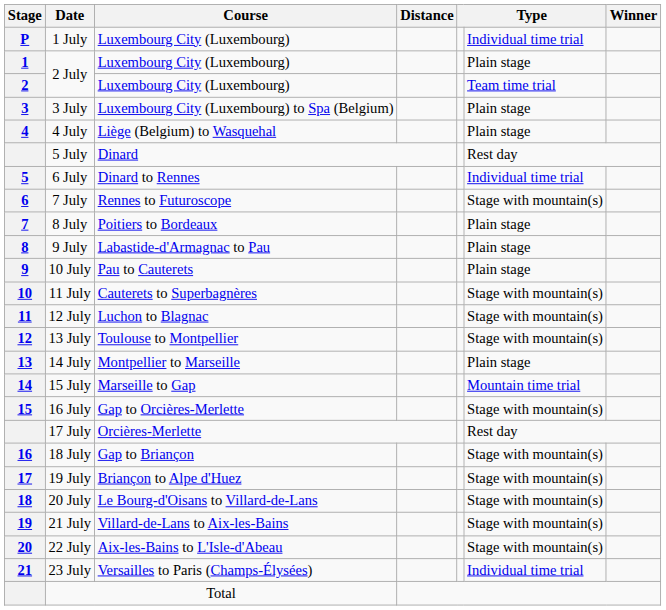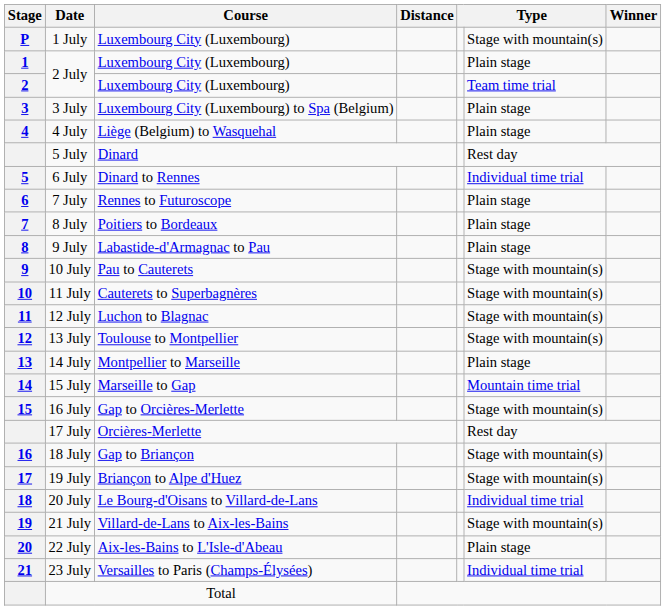(525, 39) Individual time trial -> (535, 39) Stage with mountain(s)
(535, 200) Stage with mountain(s) -> (499, 200) Plain stage
(499, 270) Plain stage -> (535, 270) Stage with mountain(s)
(535, 500) Stage with mountain(s) -> (525, 500) Individual time trial
(535, 547) Stage with mountain(s) -> (499, 547) Plain stage
